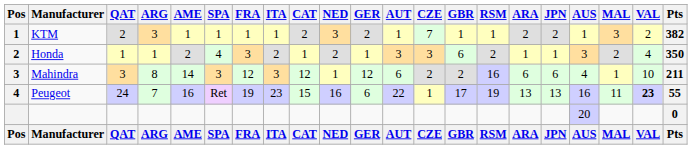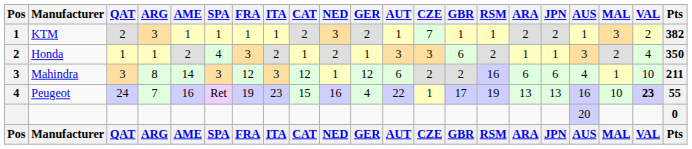(367, 93) 6 -> (367, 93) 4
(616, 93) 11 -> (616, 93) 10
